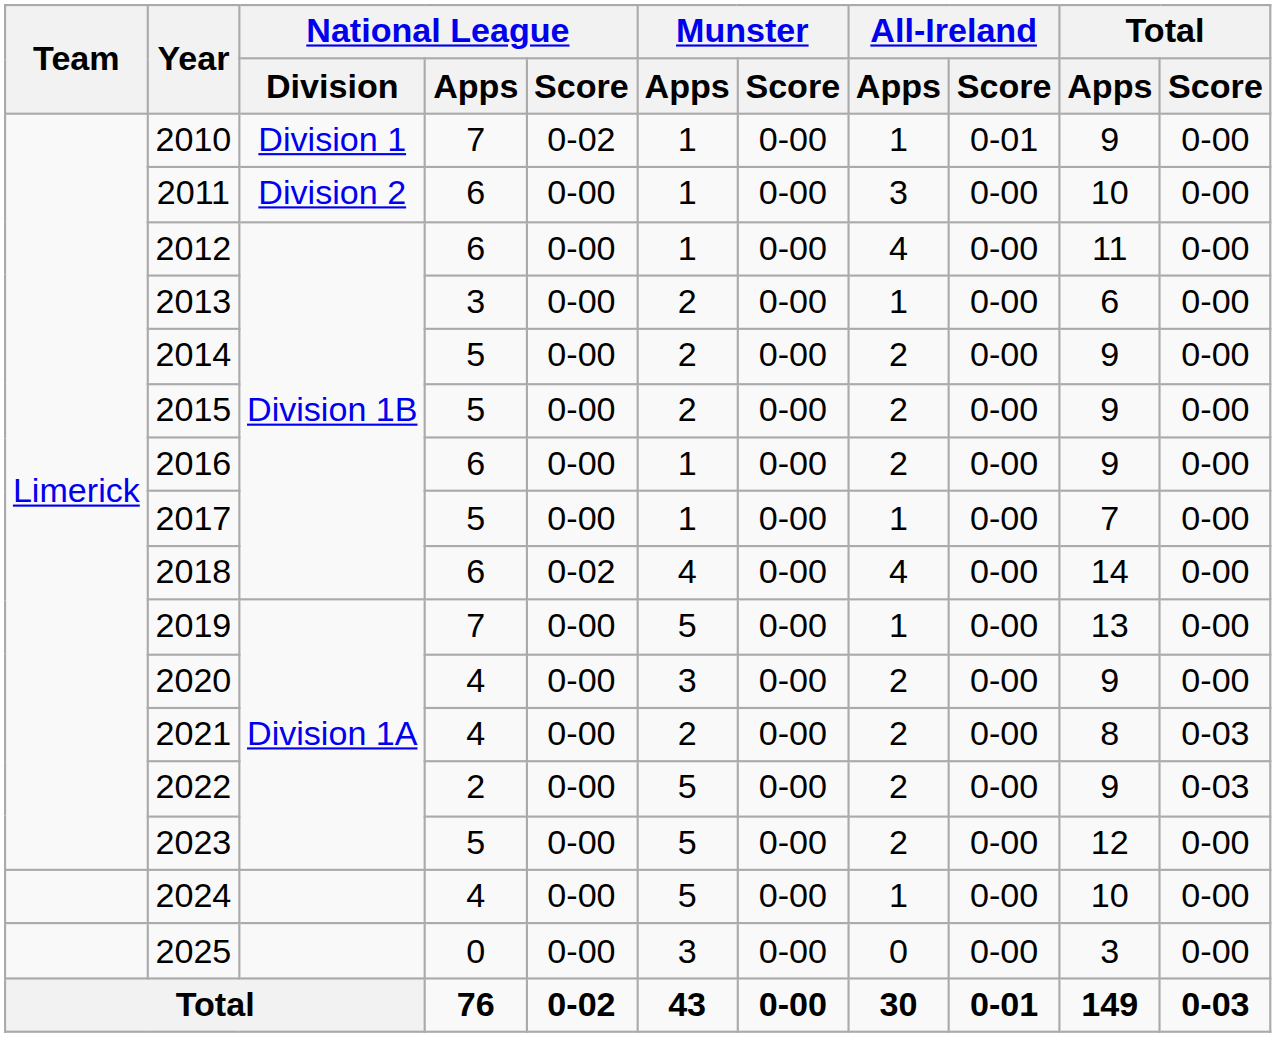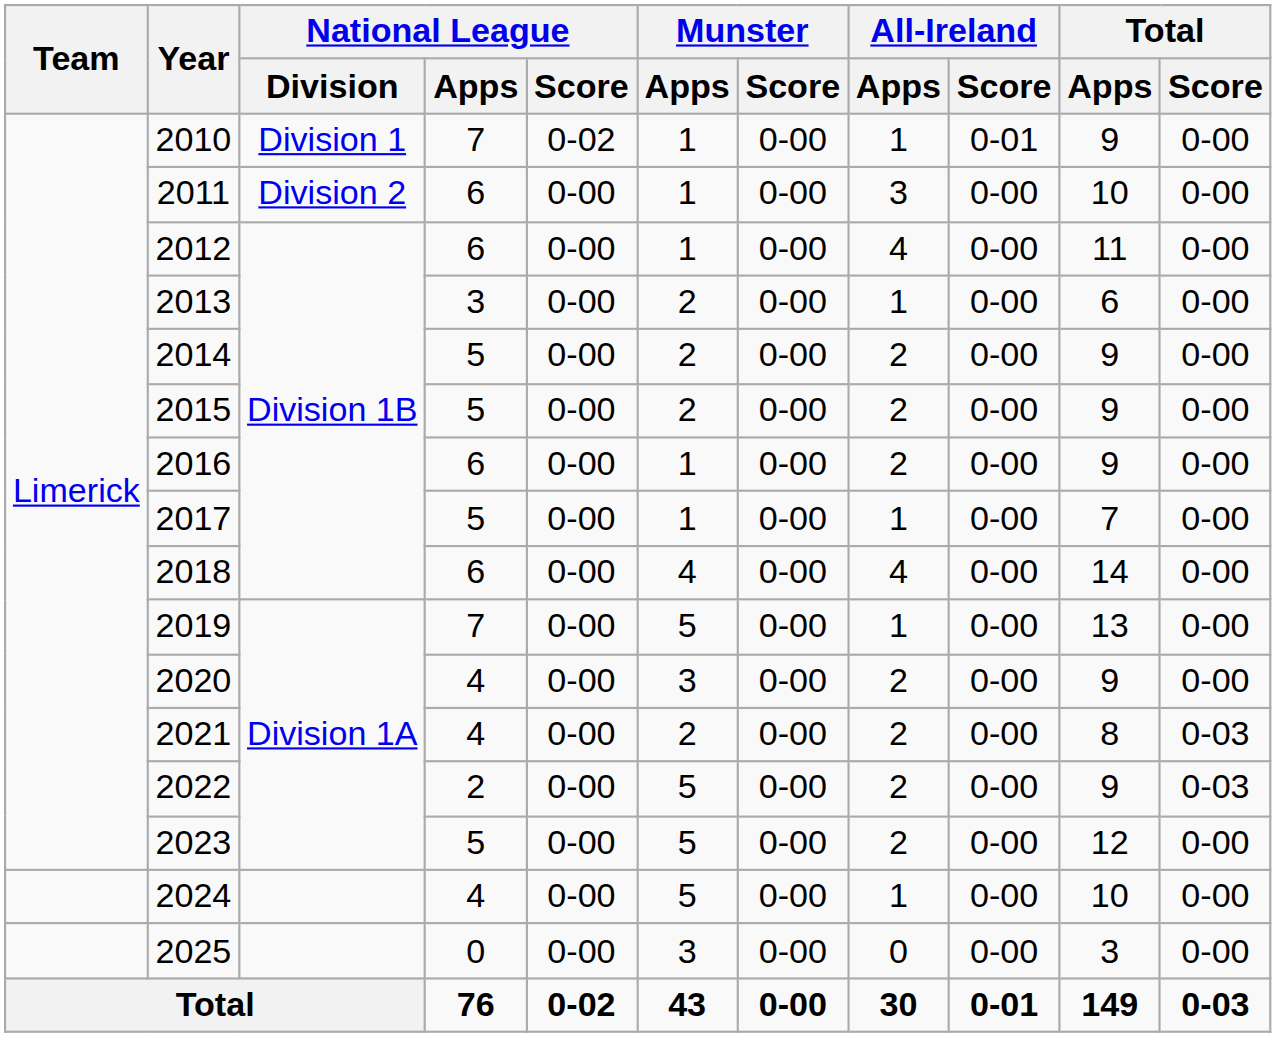(581, 572) 0-02 -> (581, 572) 0-00
